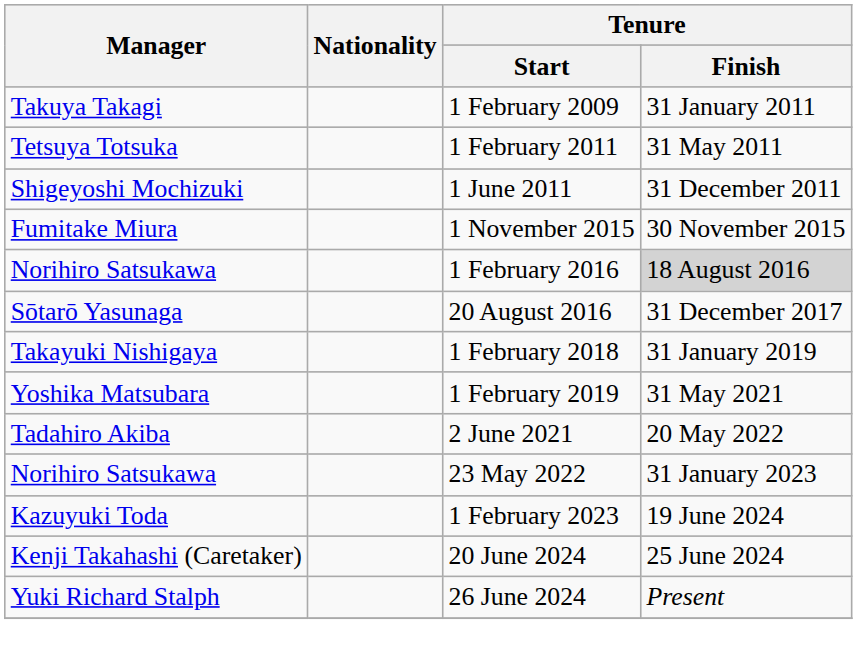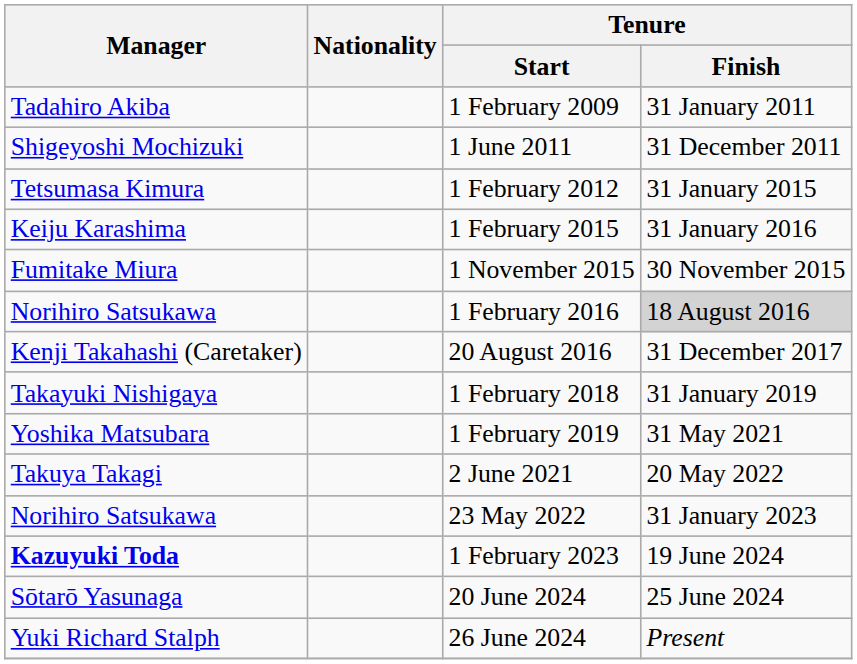(86, 106) Takuya Takagi -> (90, 106) Tadahiro Akiba
- row: (533, 147)
+ row: (534, 188)
+ row: (534, 229)
(97, 310) Sōtarō Yasunaga -> (156, 351) Kenji Takahashi (Caretaker)
(90, 433) Tadahiro Akiba -> (86, 474) Takuya Takagi
(89, 515) normal -> (95, 556) bold
(156, 556) Kenji Takahashi (Caretaker) -> (97, 596) Sōtarō Yasunaga
